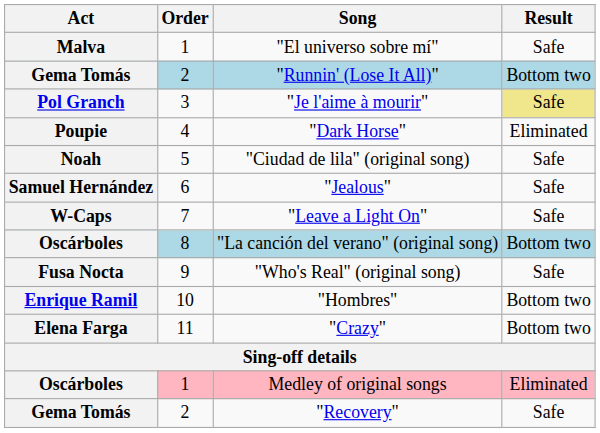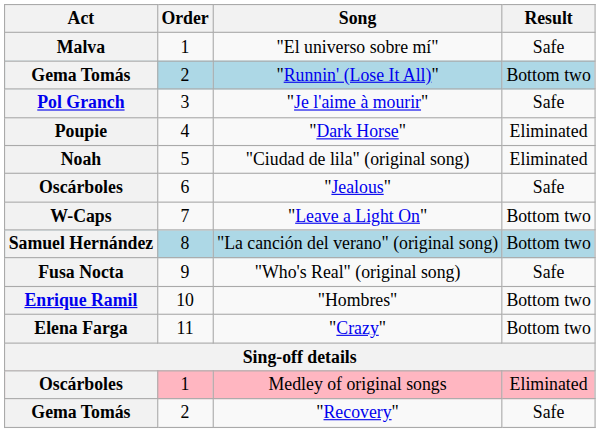(549, 103) khaki background -> (549, 103) no background
(549, 159) Safe -> (549, 159) Eliminated
(81, 187) Samuel Hernández -> (81, 187) Oscárboles
(549, 215) Safe -> (549, 215) Bottom two
(81, 243) Oscárboles -> (81, 243) Samuel Hernández
